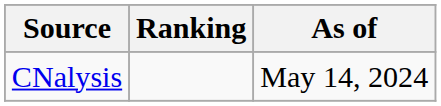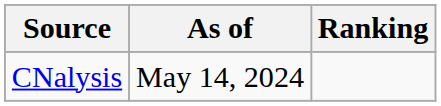columns swapped: (191, 28) <-> (344, 28)
